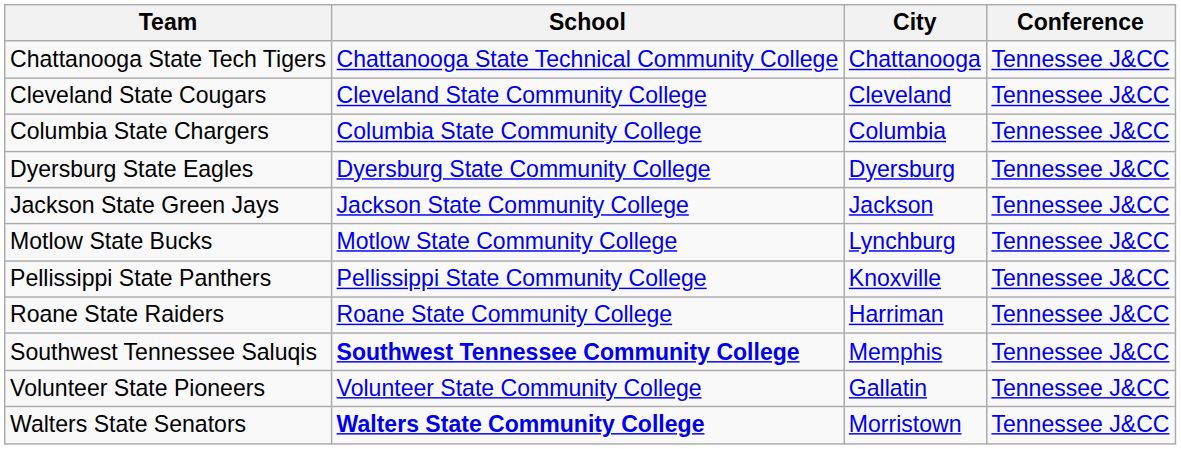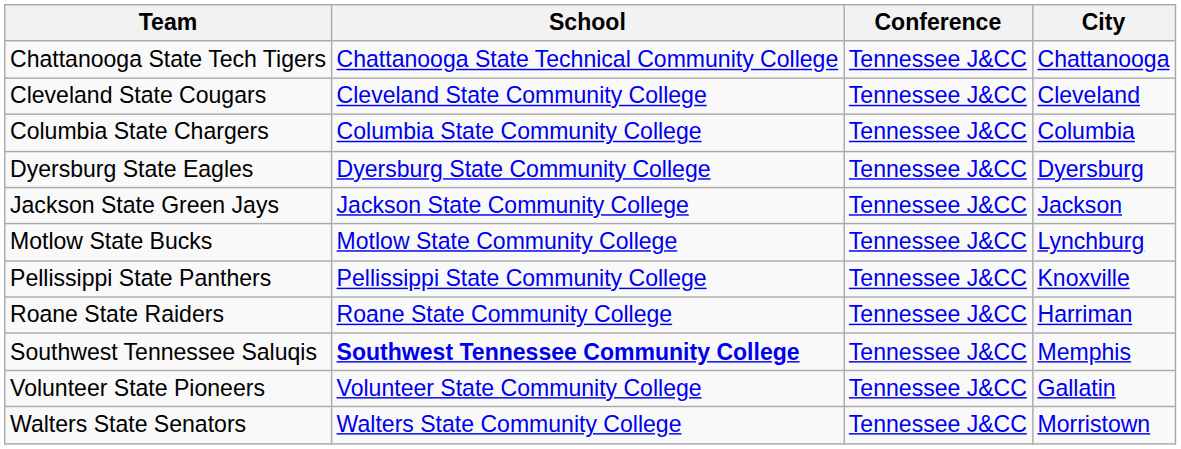columns swapped: (915, 22) <-> (1080, 22)
(521, 424) bold -> (509, 424) normal
